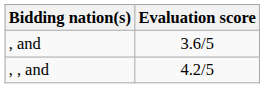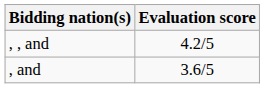rows swapped: (29, 69) <-> (25, 43)
